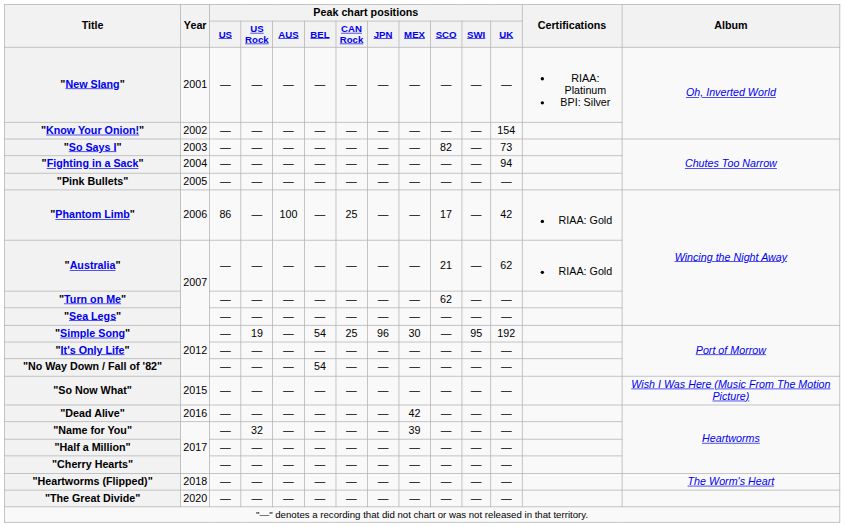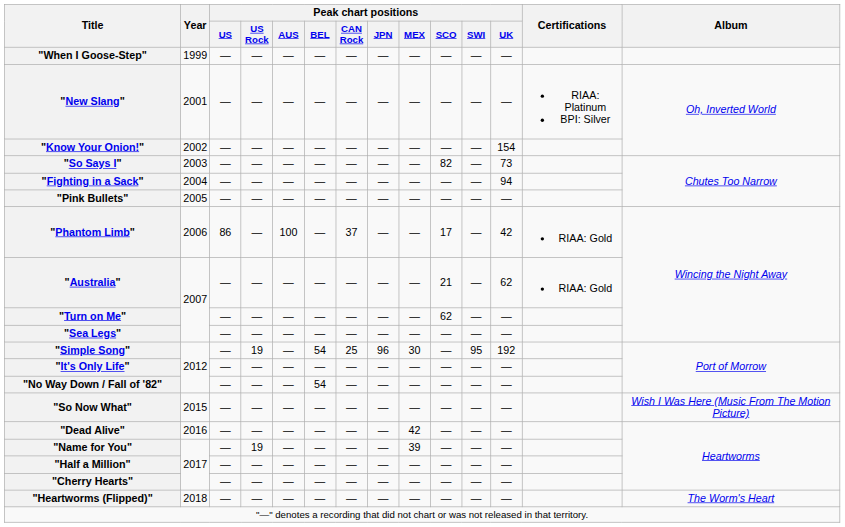+ row: (93, 55)
(351, 215) 25 -> (351, 232) 37
(257, 430) 32 -> (257, 447) 19
- row: (93, 498)
